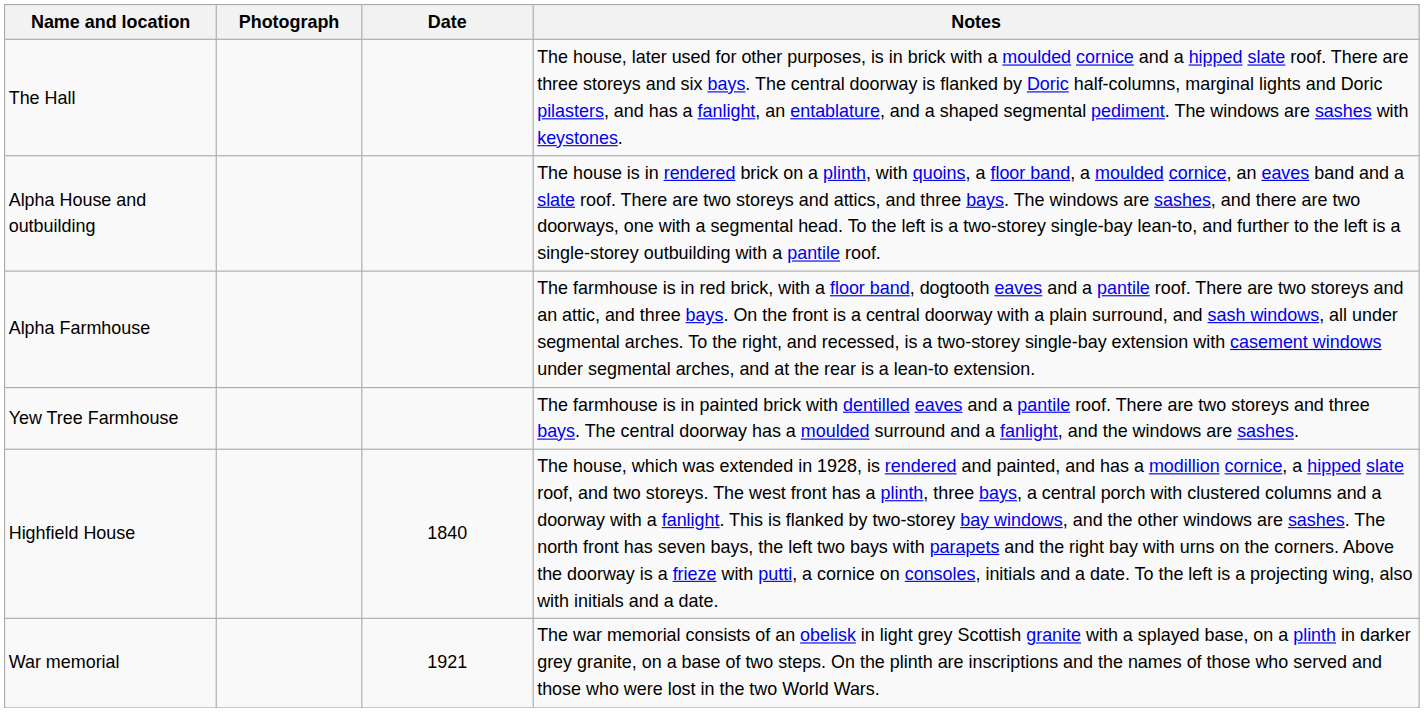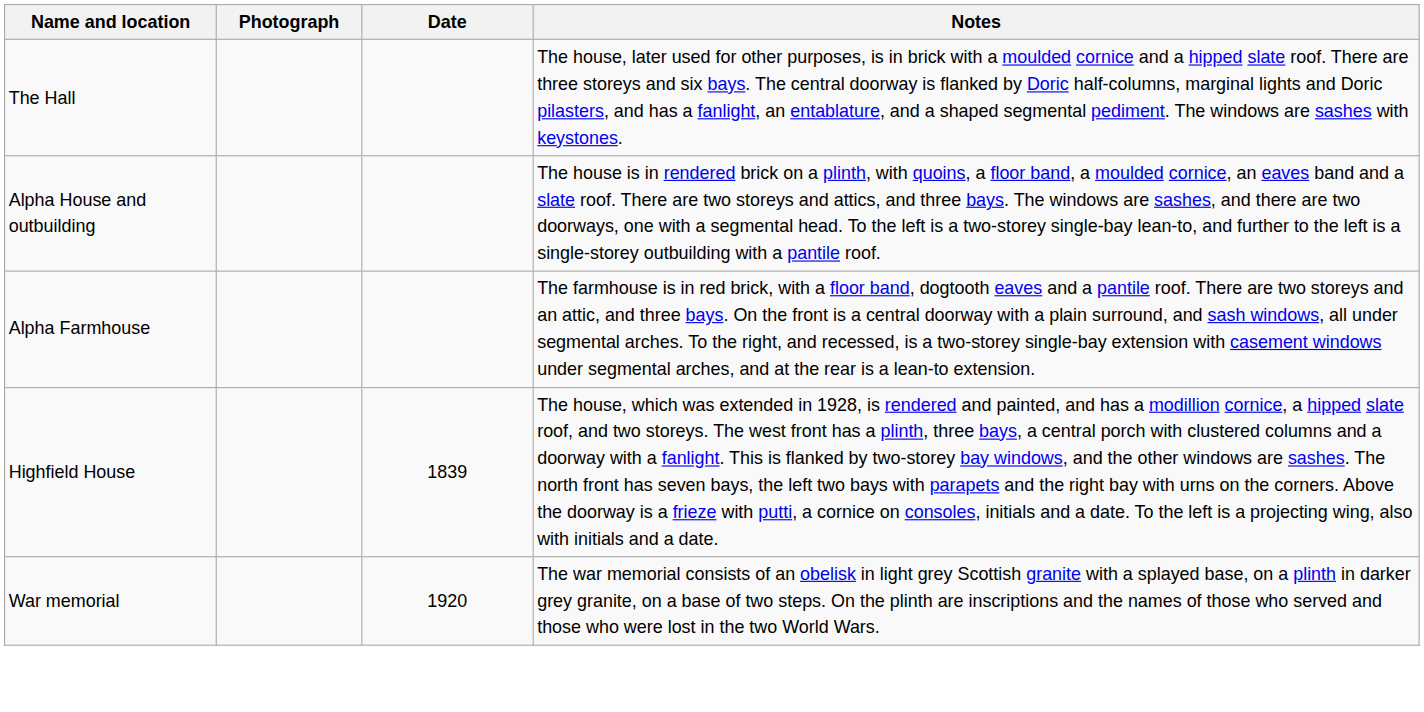- row: (94, 417)
(447, 533) 1840 -> (447, 471) 1839
(447, 662) 1921 -> (447, 600) 1920
